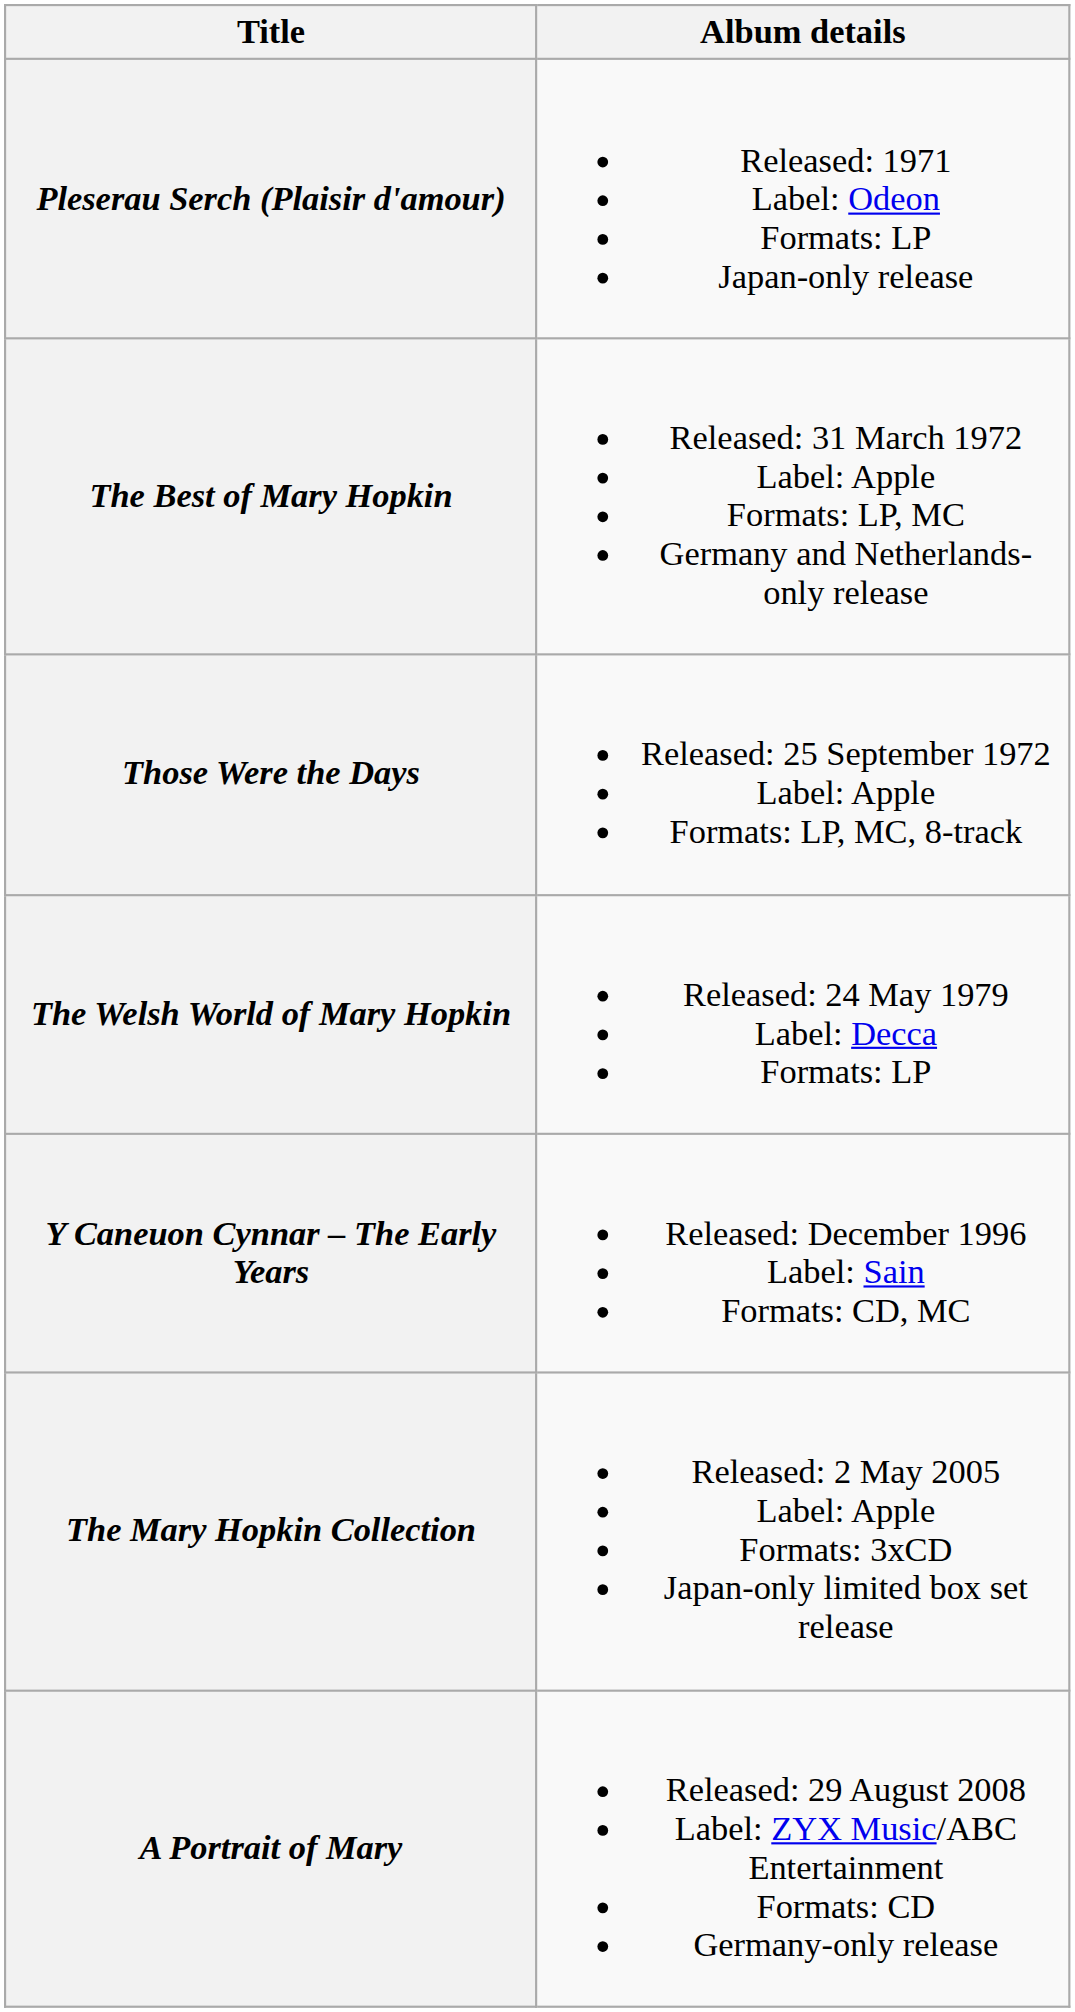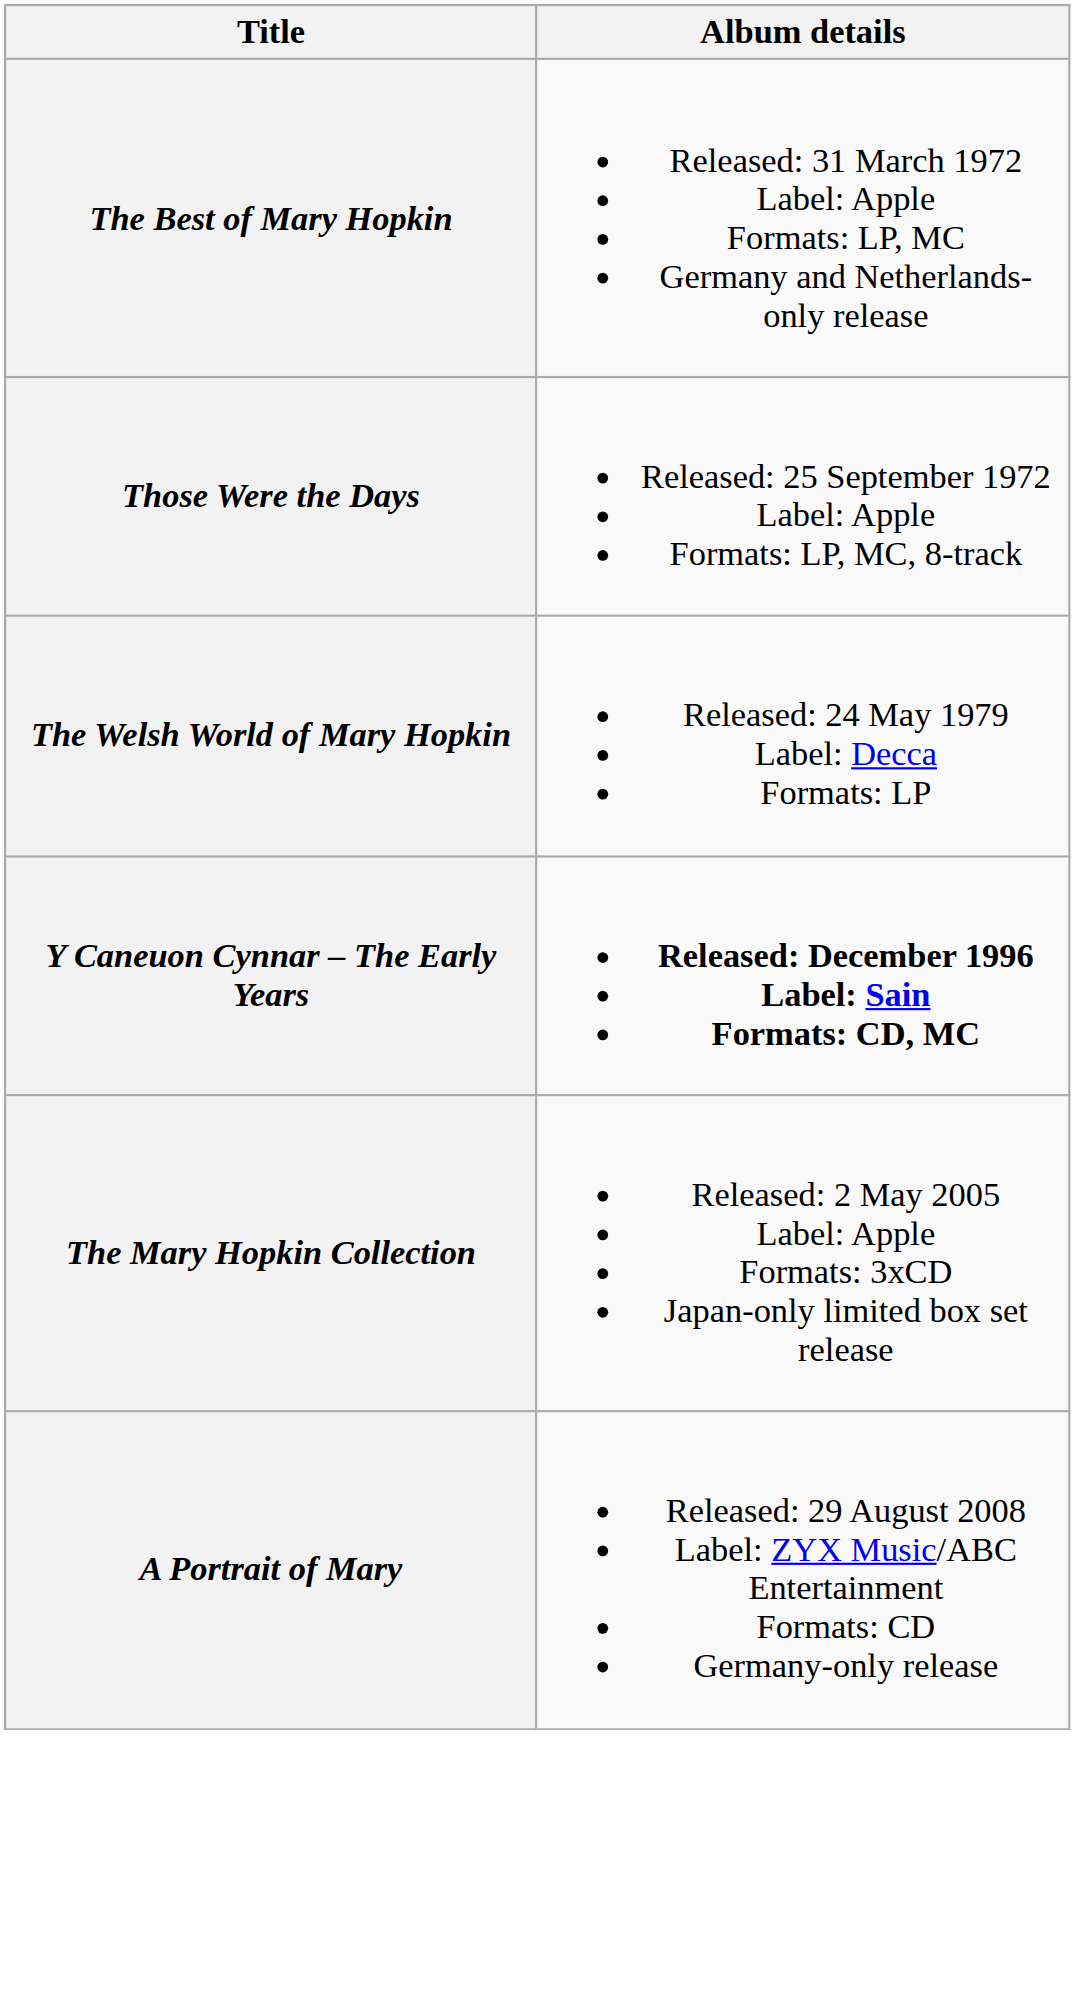- row: (271, 198)
(803, 1273) normal -> (803, 994) bold
